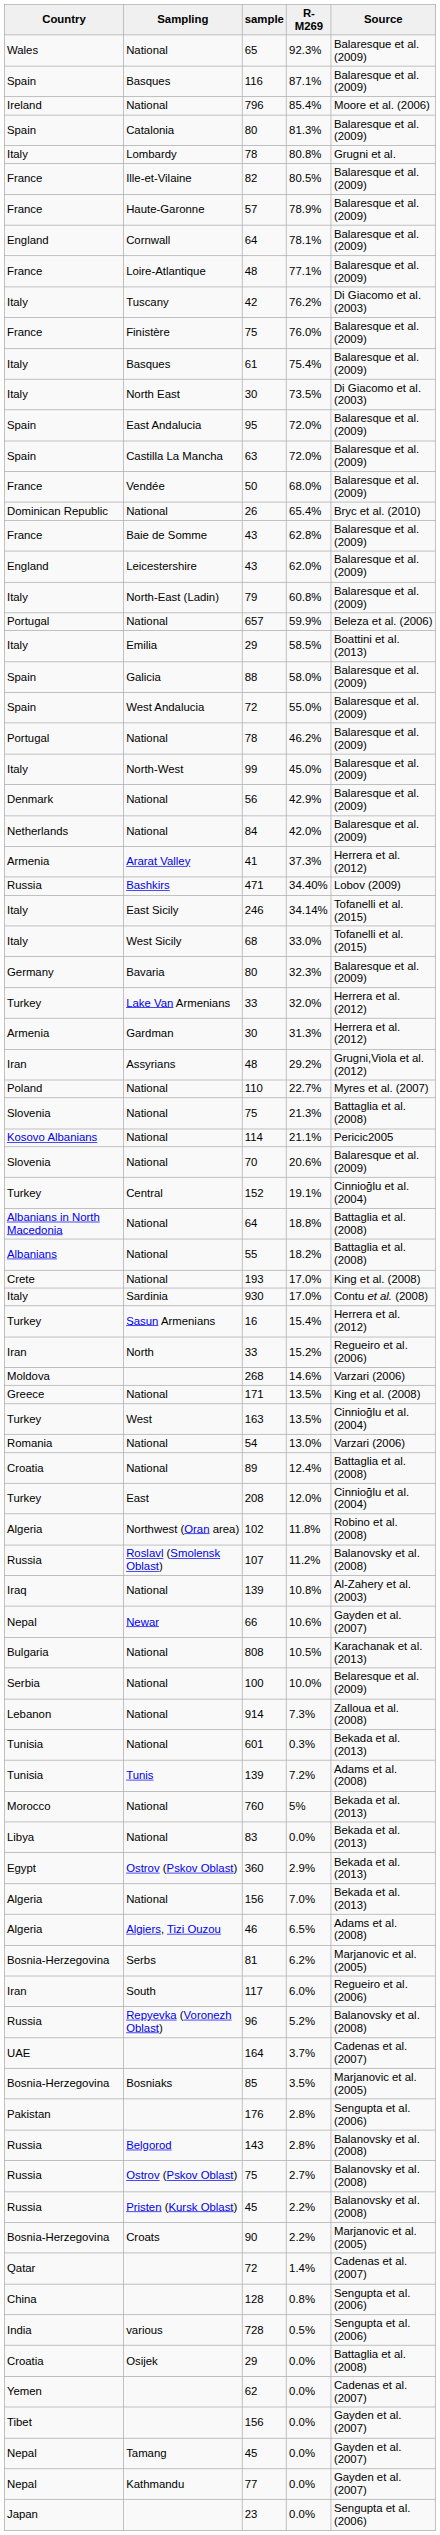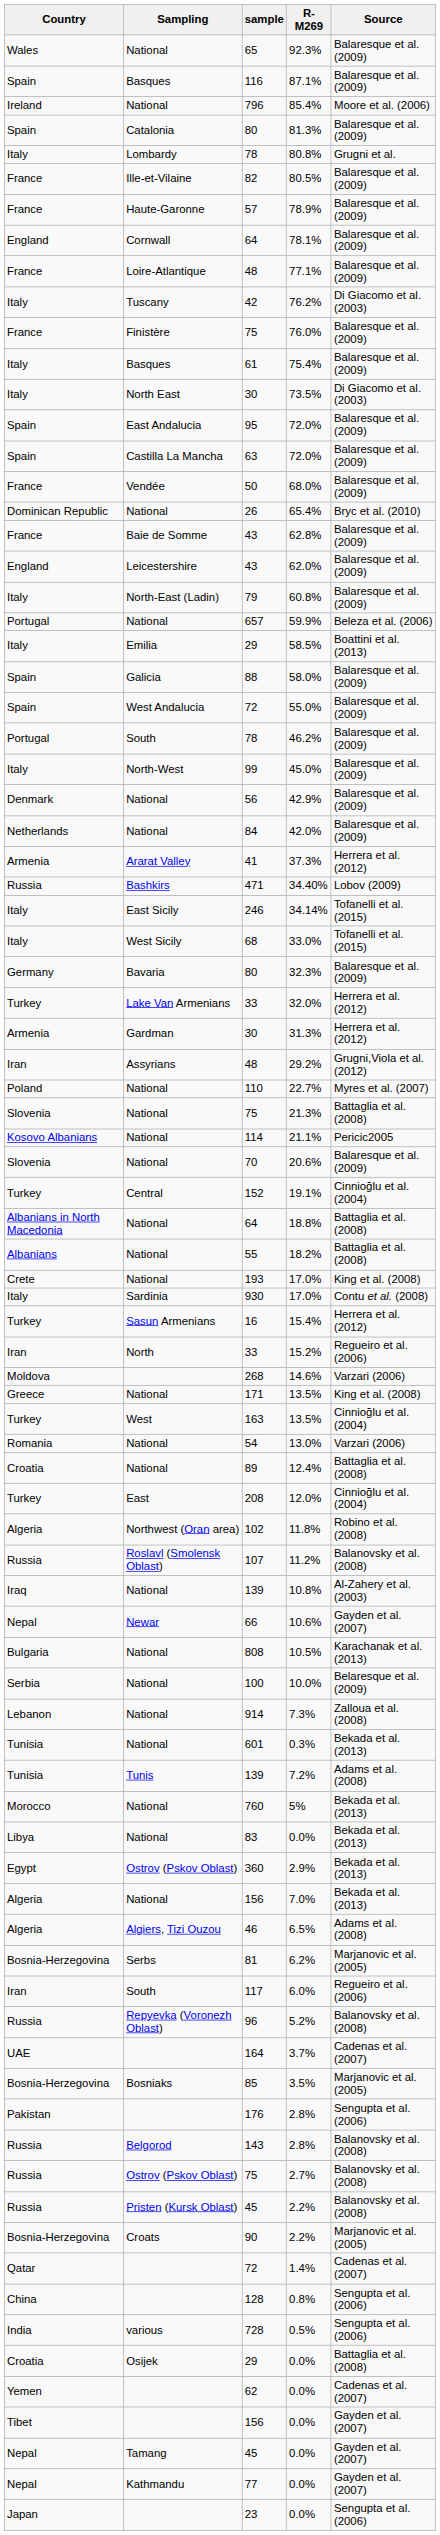(147, 738) National -> (141, 738) South
